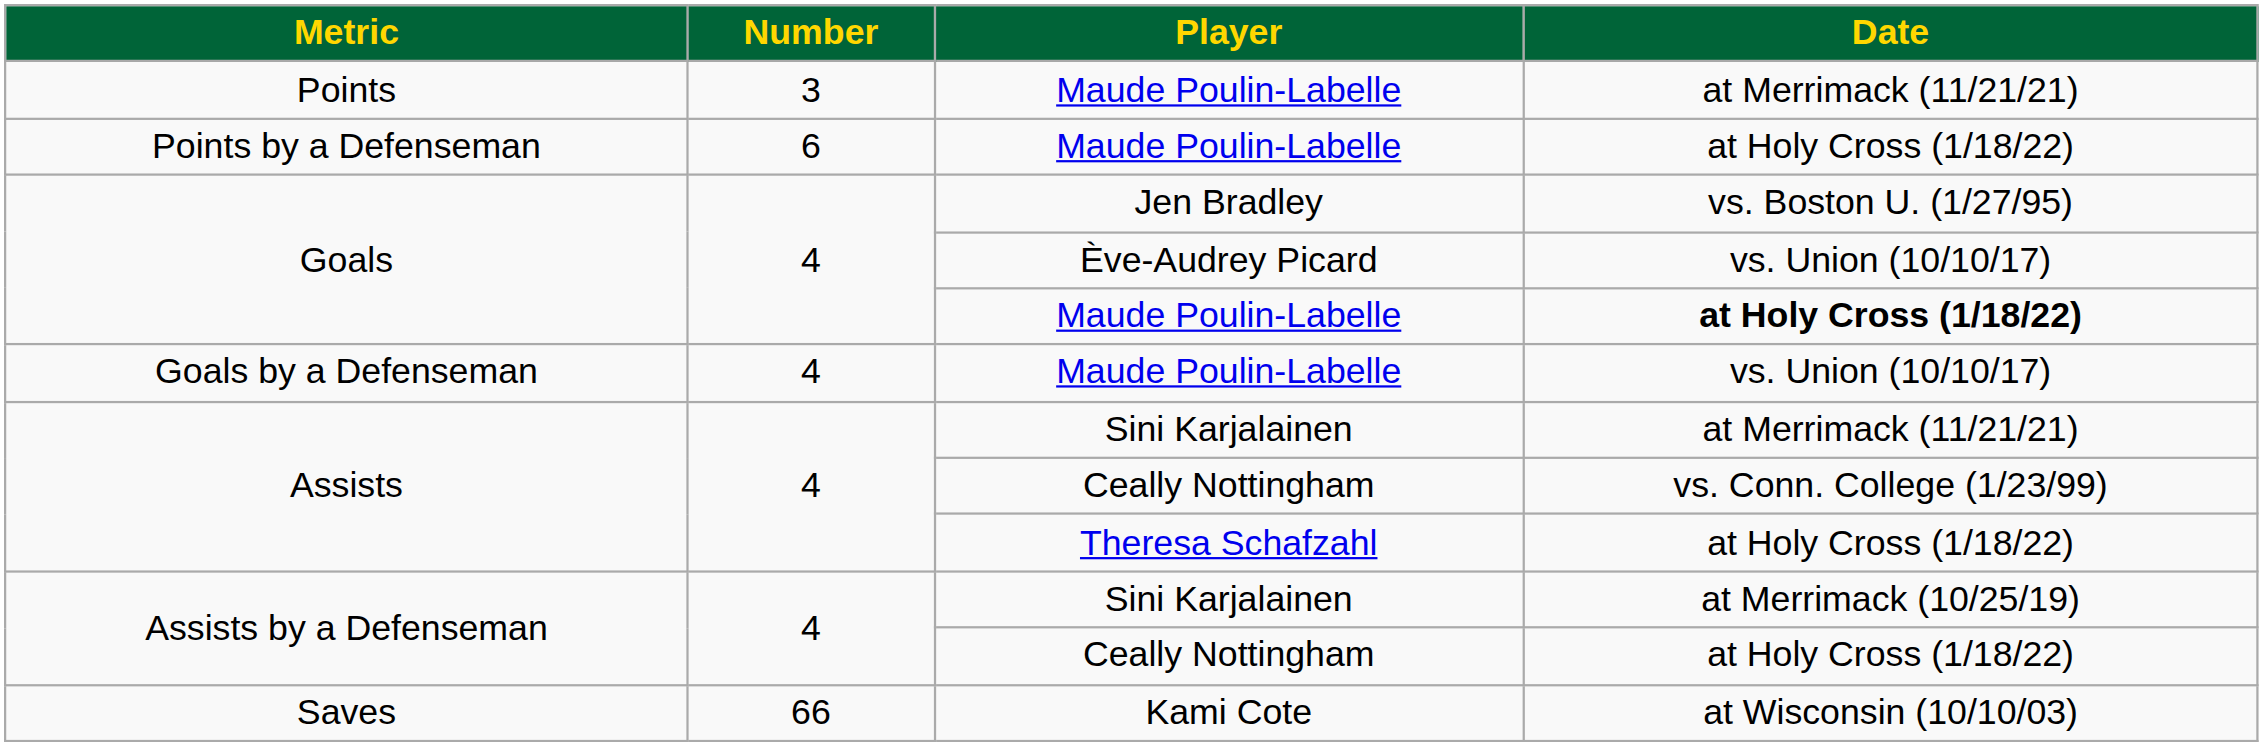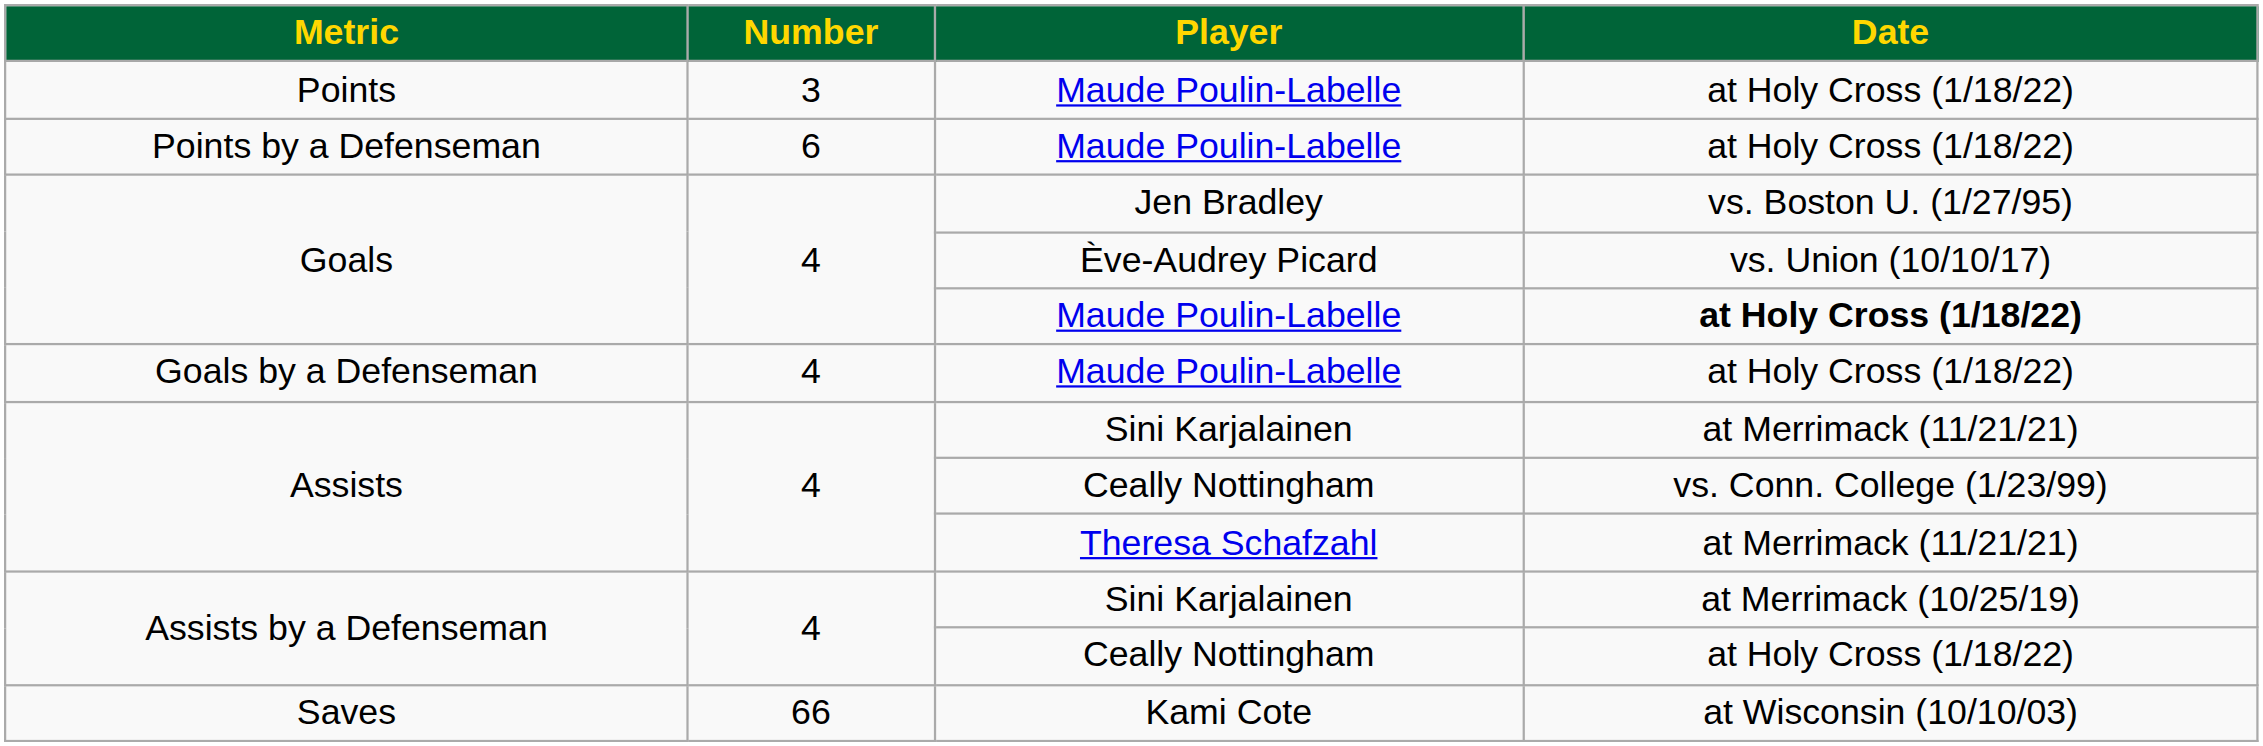(1891, 89) at Merrimack (11/21/21) -> (1891, 89) at Holy Cross (1/18/22)
(1891, 372) vs. Union (10/10/17) -> (1891, 372) at Holy Cross (1/18/22)
(1891, 542) at Holy Cross (1/18/22) -> (1891, 542) at Merrimack (11/21/21)
